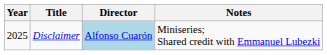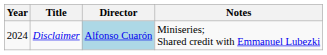(17, 35) 2025 -> (17, 35) 2024
